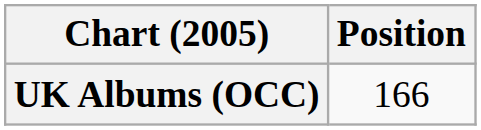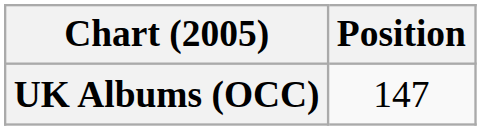(401, 93) 166 -> (401, 93) 147
